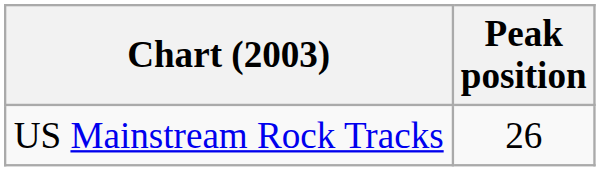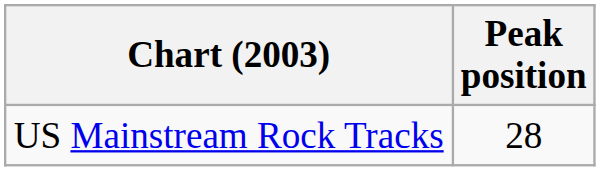(524, 134) 26 -> (524, 134) 28
